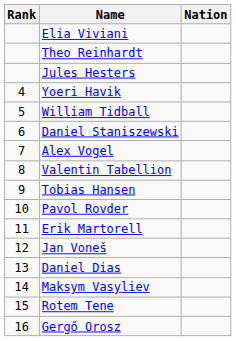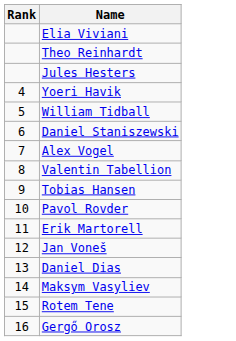- column: (206, 14)
